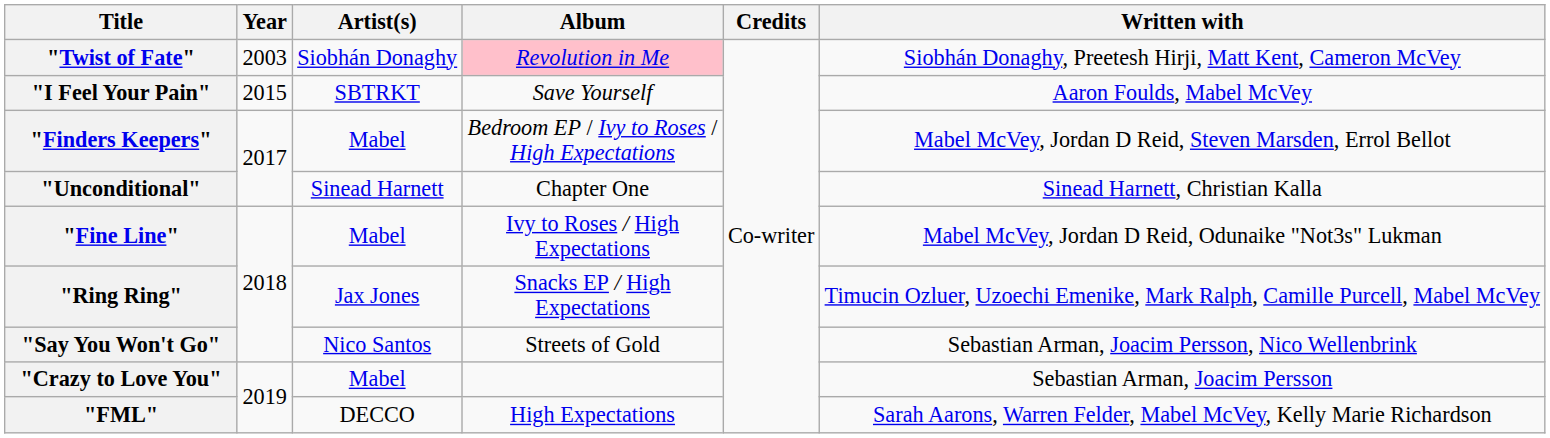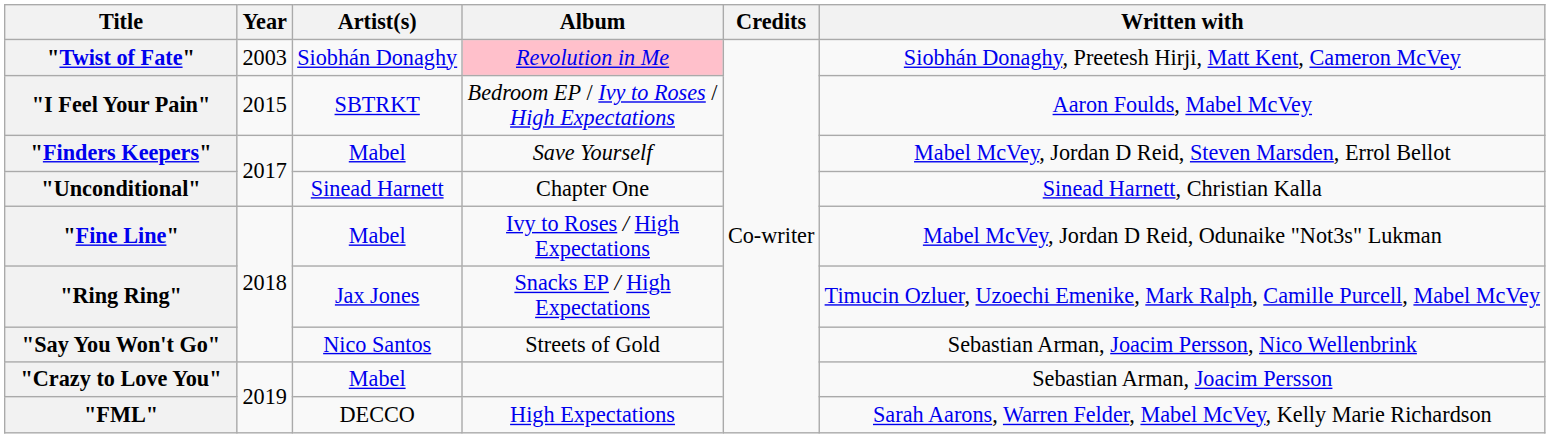(593, 92) Save Yourself -> (593, 105) Bedroom EP / Ivy to Roses / High Expectations
(593, 140) Bedroom EP / Ivy to Roses / High Expectations -> (593, 152) Save Yourself
